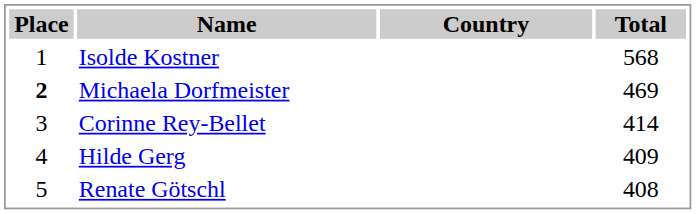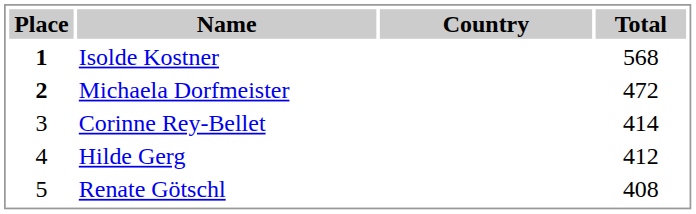(41, 57) normal -> (41, 57) bold
(641, 90) 469 -> (641, 90) 472
(641, 156) 409 -> (641, 156) 412
